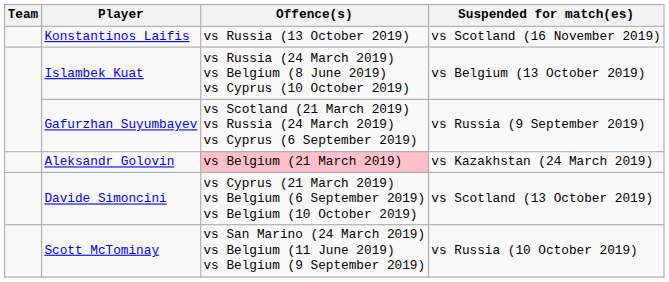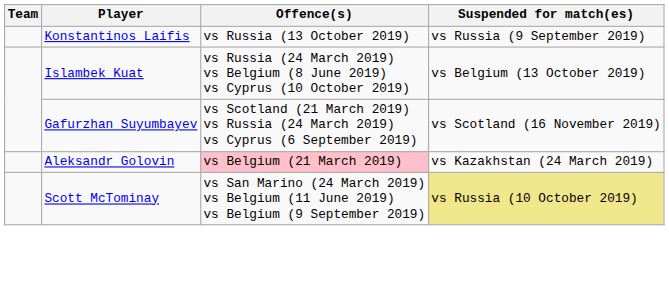(546, 36) vs Scotland (16 November 2019) -> (538, 36) vs Russia (9 September 2019)
(538, 125) vs Russia (9 September 2019) -> (546, 125) vs Scotland (16 November 2019)
- row: (106, 198)
(535, 250) no background -> (535, 198) khaki background
